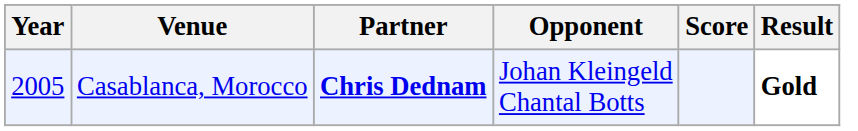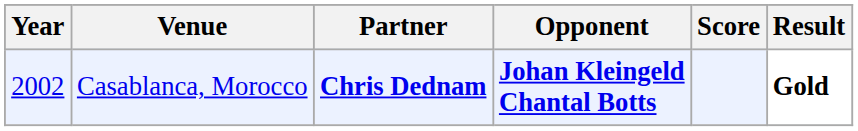(38, 86) 2005 -> (38, 86) 2002
(586, 86) normal -> (592, 86) bold
